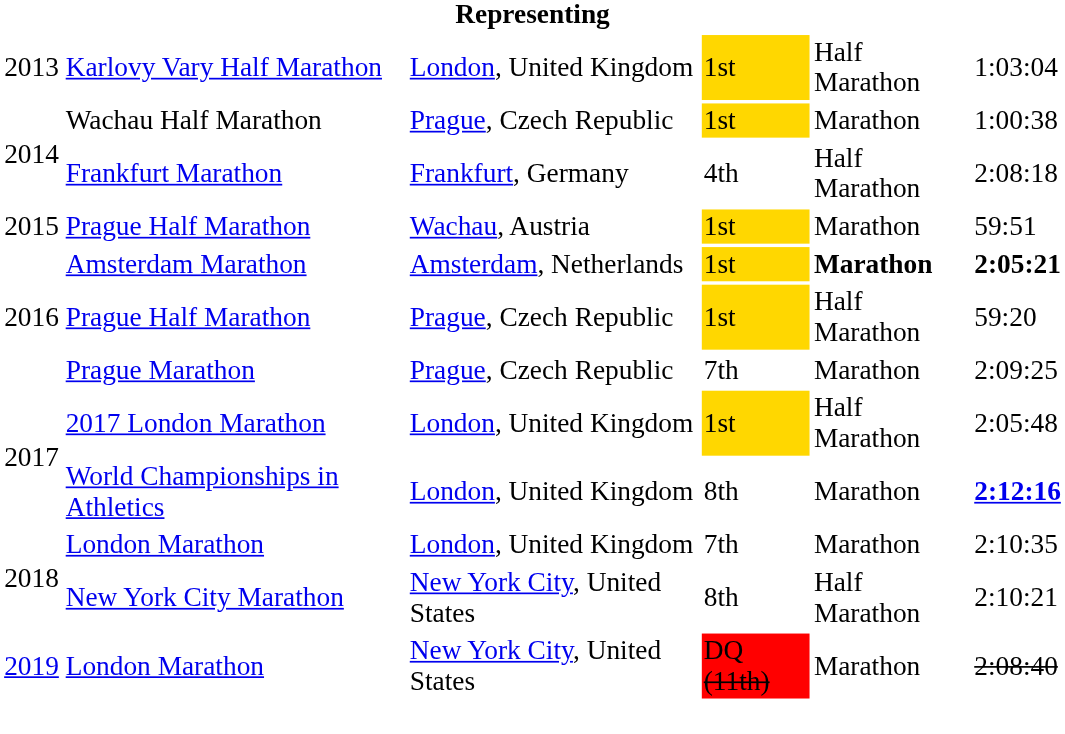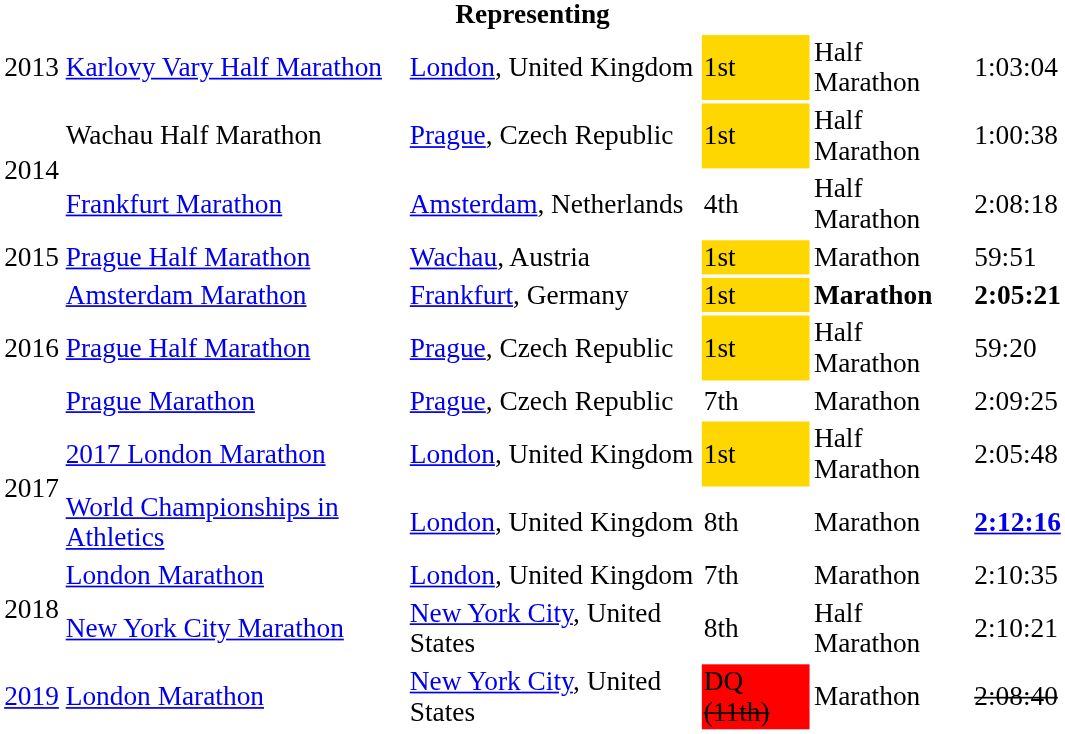(867, 120) Marathon -> (867, 135) Half Marathon
(519, 173) Frankfurt, Germany -> (547, 203) Amsterdam, Netherlands
(547, 263) Amsterdam, Netherlands -> (519, 294) Frankfurt, Germany
